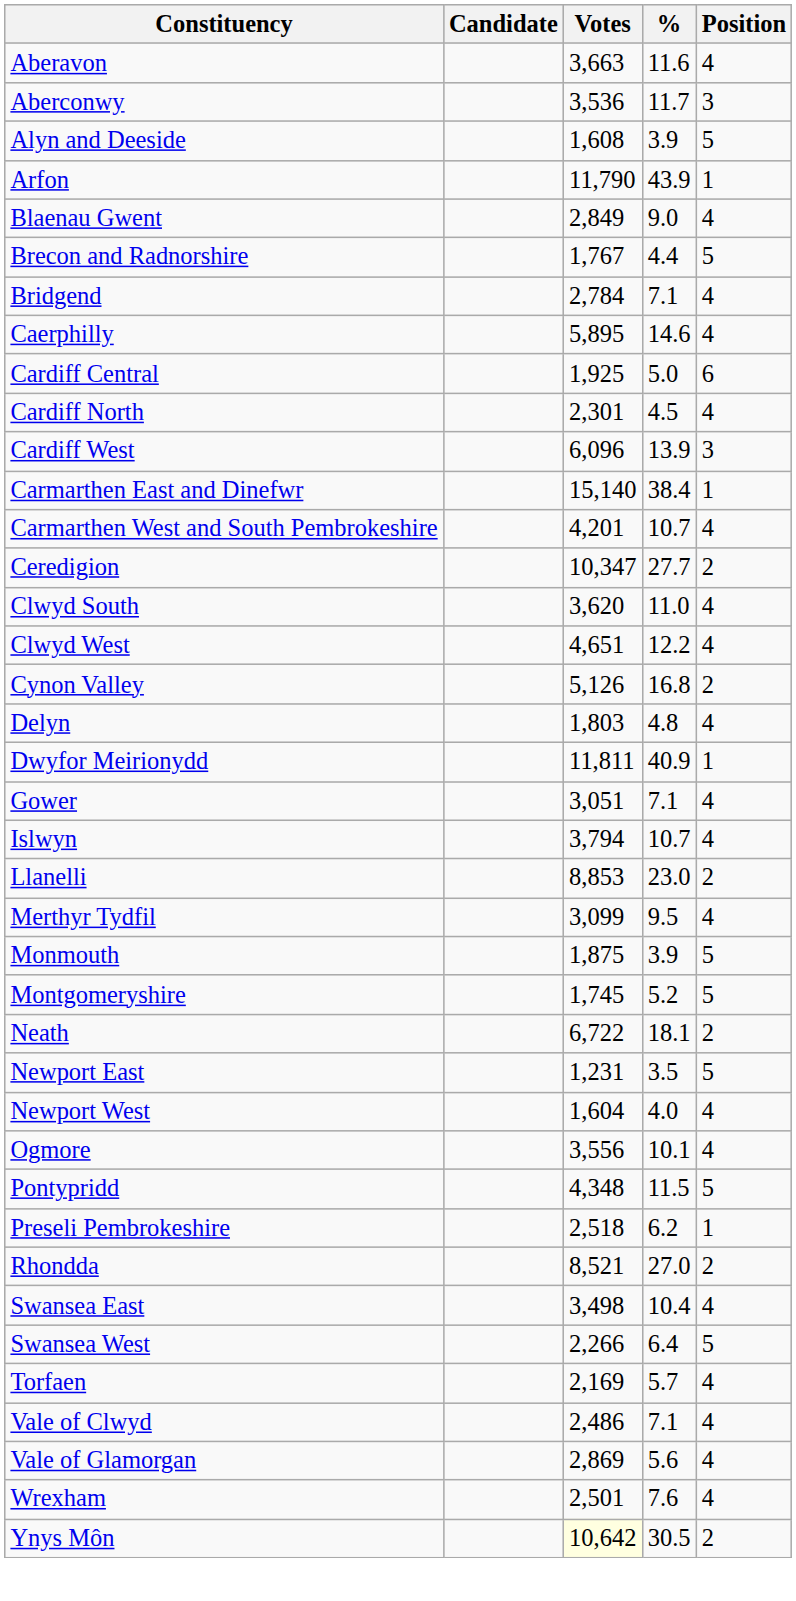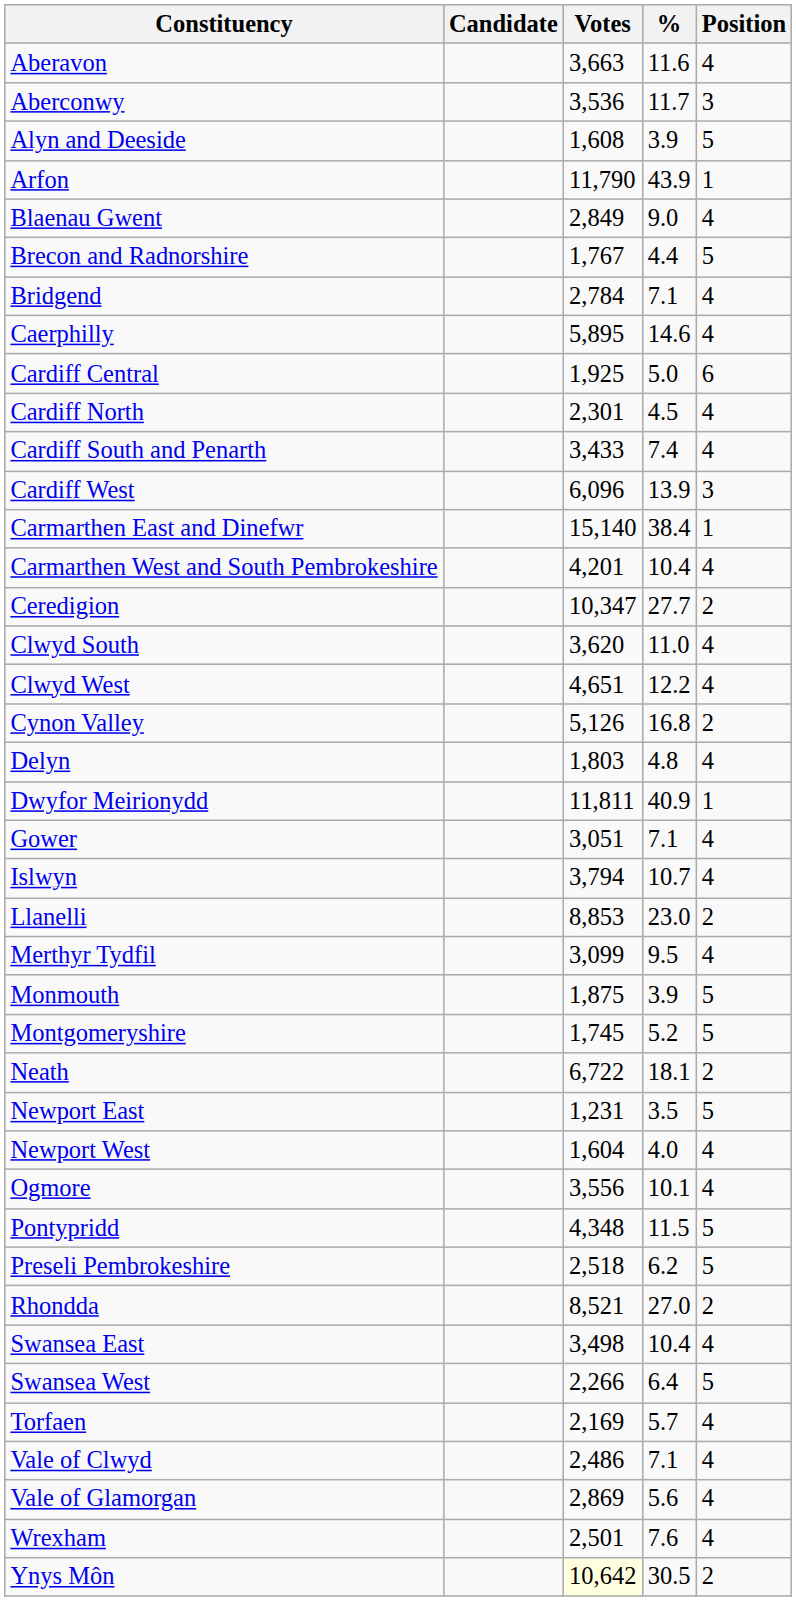+ row: (138, 450)
(669, 528) 10.7 -> (669, 567) 10.4
(708, 1227) 1 -> (708, 1266) 5
